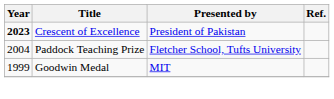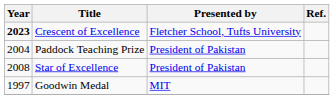(198, 31) President of Pakistan -> (225, 31) Fletcher School, Tufts University
(225, 49) Fletcher School, Tufts University -> (198, 49) President of Pakistan
+ row: (77, 67)
(18, 67) 1999 -> (18, 85) 1997
